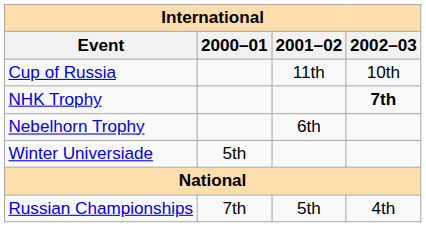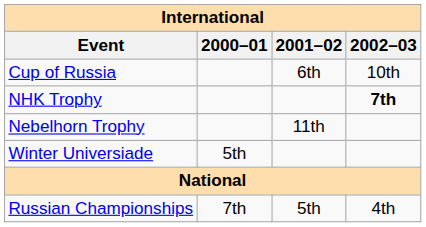(309, 72) 11th -> (309, 72) 6th
(309, 126) 6th -> (309, 126) 11th
